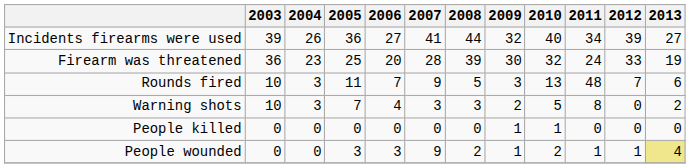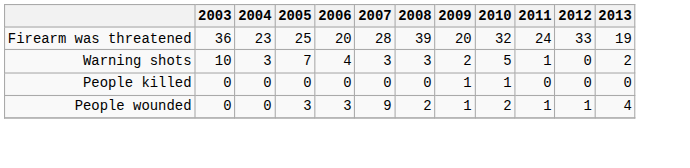- row: (125, 39)
(513, 61) 30 -> (463, 39) 20
- row: (191, 84)
(598, 107) 8 -> (548, 61) 1
(678, 152) khaki background -> (628, 107) no background
